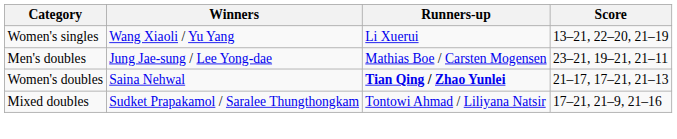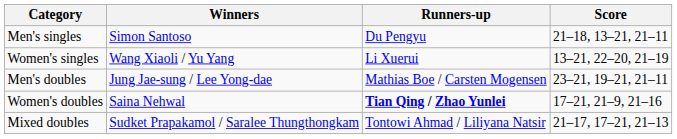+ row: (44, 36)
(611, 79) 21–17, 17–21, 21–13 -> (607, 101) 17–21, 21–9, 21–16
(607, 101) 17–21, 21–9, 21–16 -> (611, 123) 21–17, 17–21, 21–13
